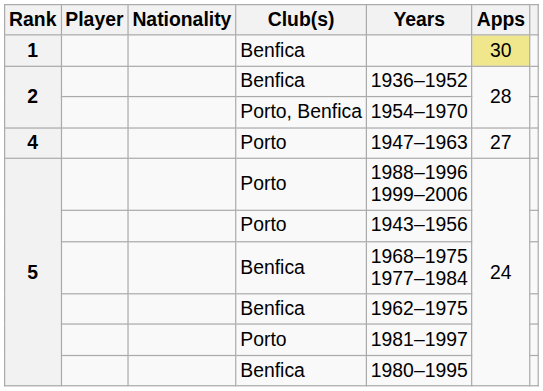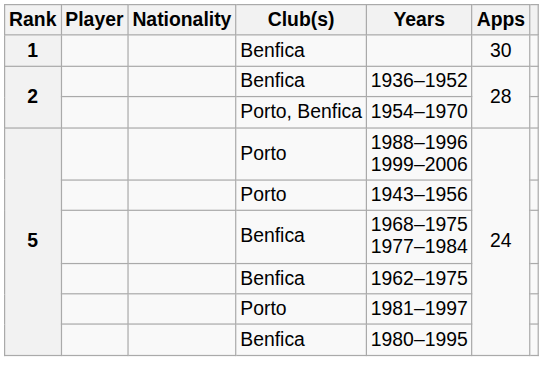(501, 50) khaki background -> (501, 50) no background
- row: (33, 142)
